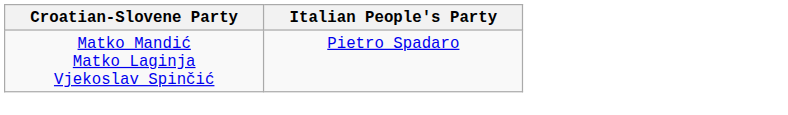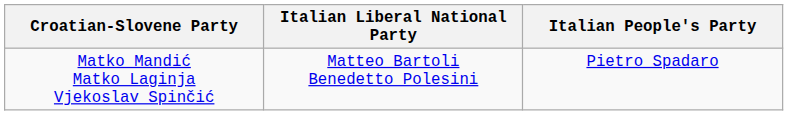+ column: (393, 26)
